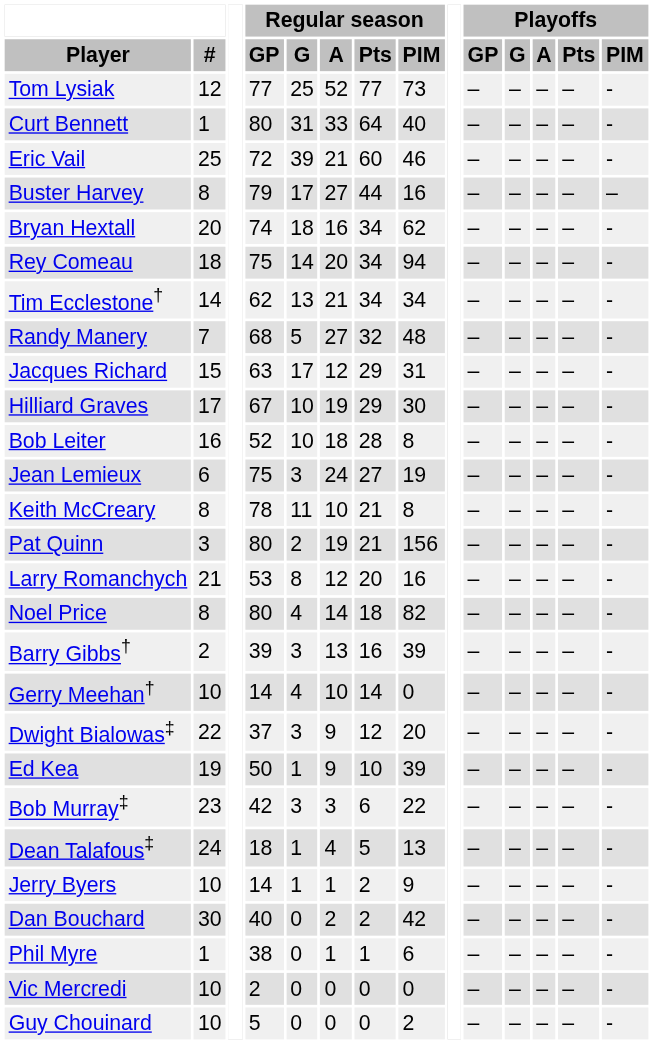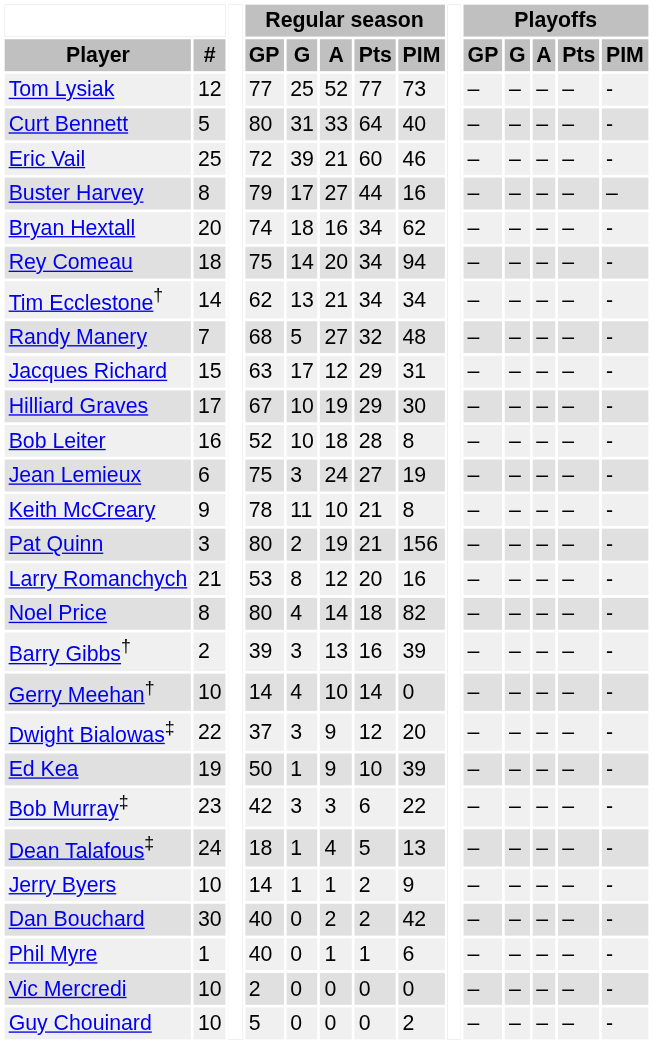(204, 124) 1 -> (204, 124) 5
(204, 510) 8 -> (204, 510) 9
(261, 954) 38 -> (261, 954) 40
